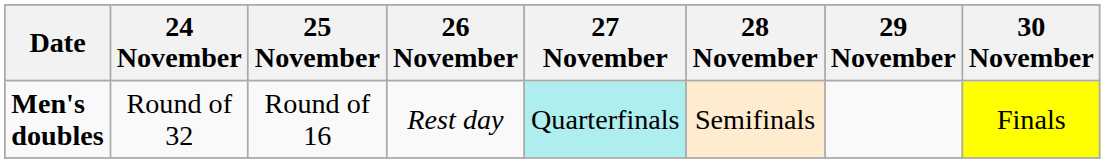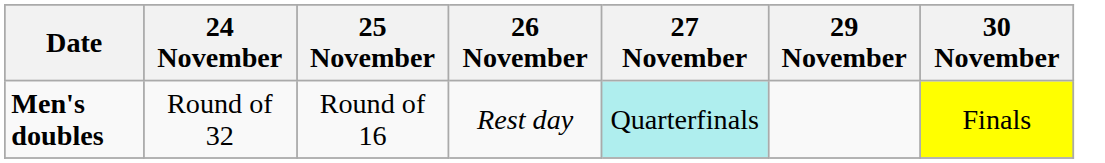- column: (755, 42)
